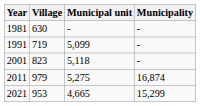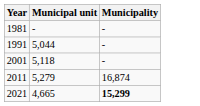- column: (47, 12)
(78, 45) 5,099 -> (43, 45) 5,044
(78, 77) 5,275 -> (43, 77) 5,279
(151, 93) normal -> (116, 93) bold
